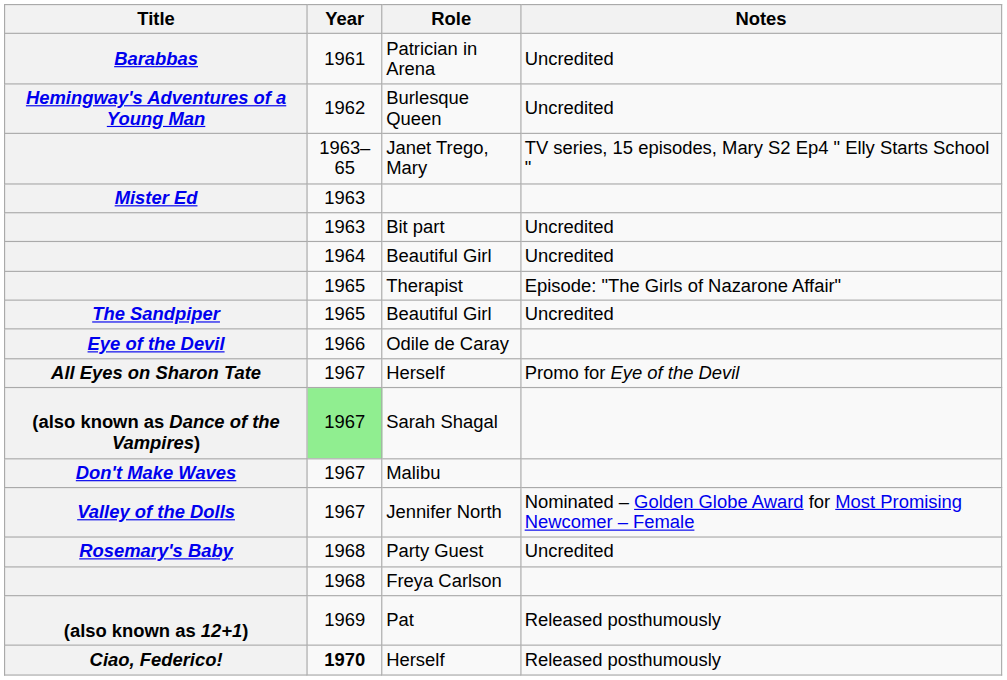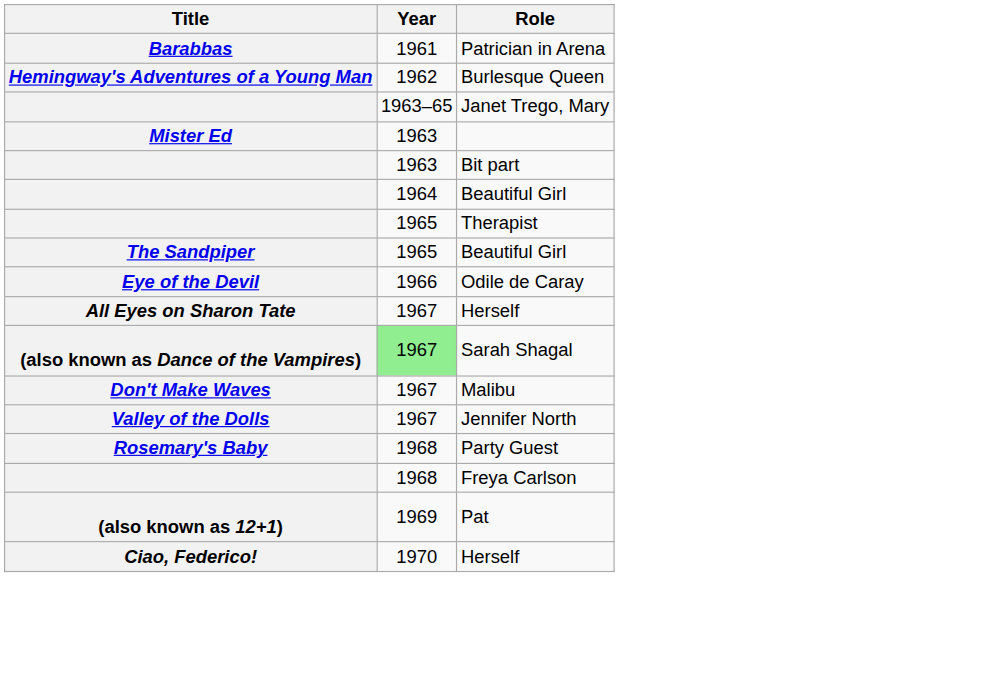- column: (761, 19)
(345, 660) bold -> (417, 556) normal
